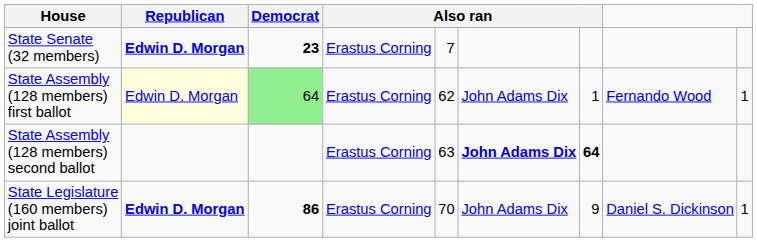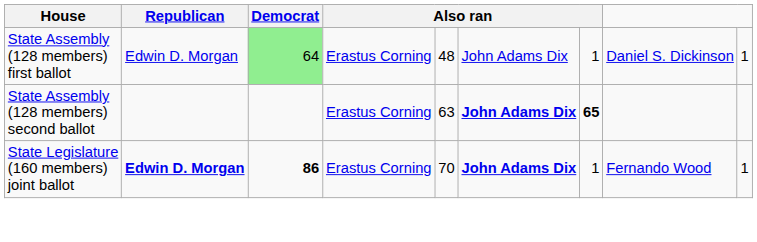- row: (54, 47)
(182, 95) lightyellow background -> (182, 56) no background
(446, 95) 62 -> (446, 56) 48
(659, 95) Fernando Wood -> (670, 56) Daniel S. Dickinson
(591, 152) 64 -> (591, 112) 65
(515, 208) normal -> (519, 169) bold
(595, 208) 9 -> (595, 169) 1
(670, 208) Daniel S. Dickinson -> (659, 169) Fernando Wood
